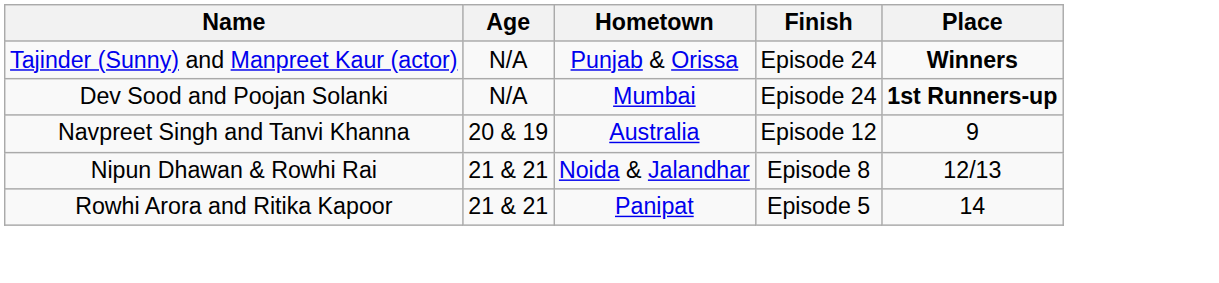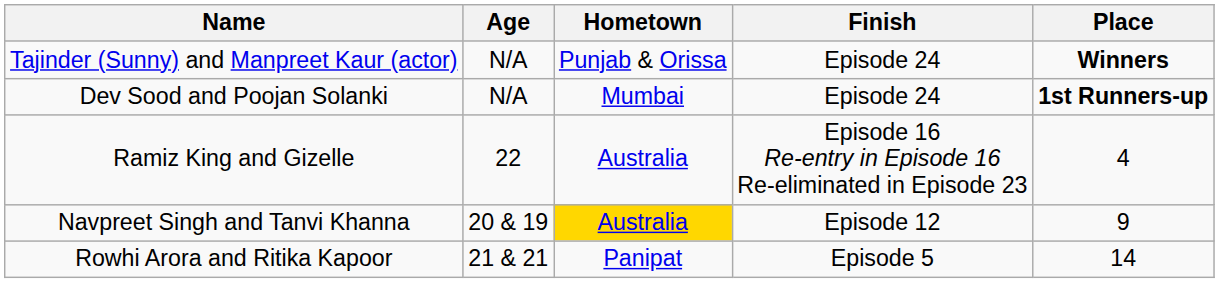+ row: (234, 159)
(654, 133) no background -> (643, 222) gold background
- row: (234, 170)
